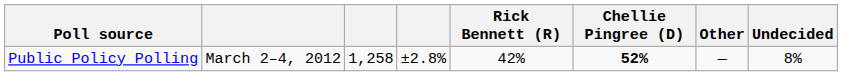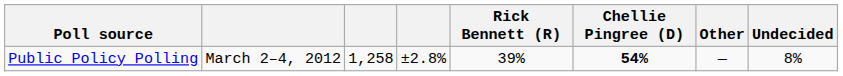(511, 59) 42% -> (511, 59) 39%
(634, 59) 52% -> (634, 59) 54%
